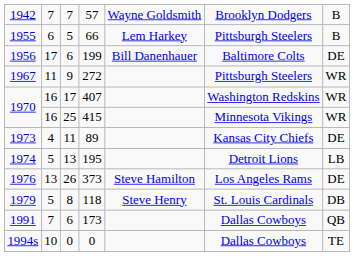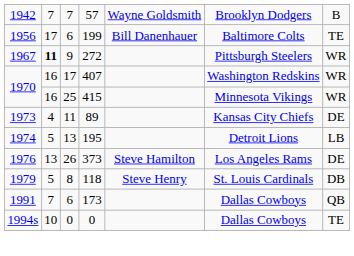- row: (92, 35)
(336, 55) DE -> (336, 35) TE
(51, 76) normal -> (51, 55) bold
